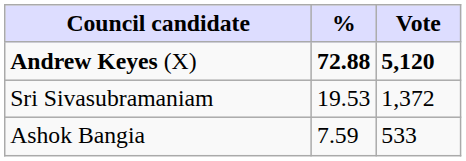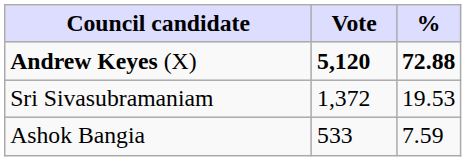columns swapped: (418, 23) <-> (344, 23)
